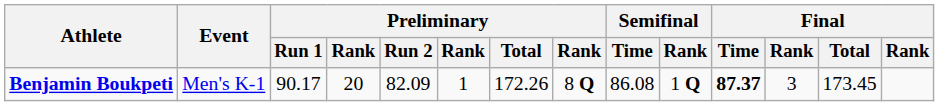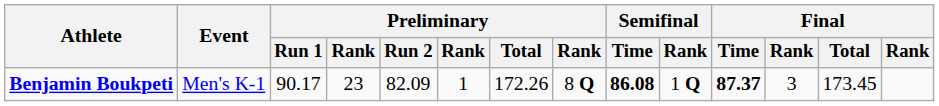(353, 84) 20 -> (353, 84) 23
(632, 84) normal -> (632, 84) bold
